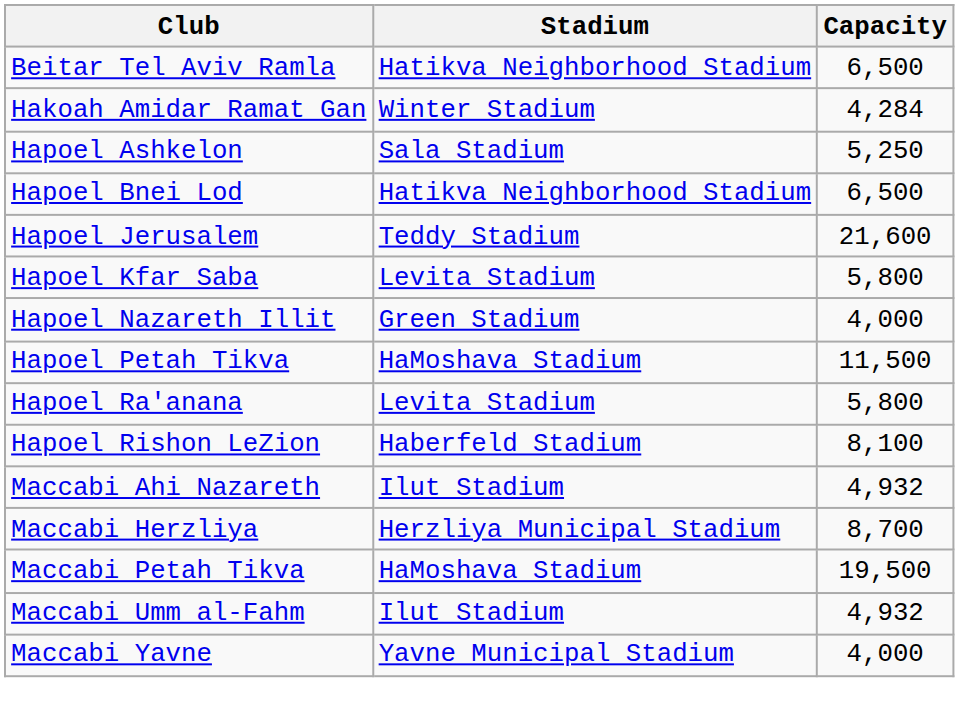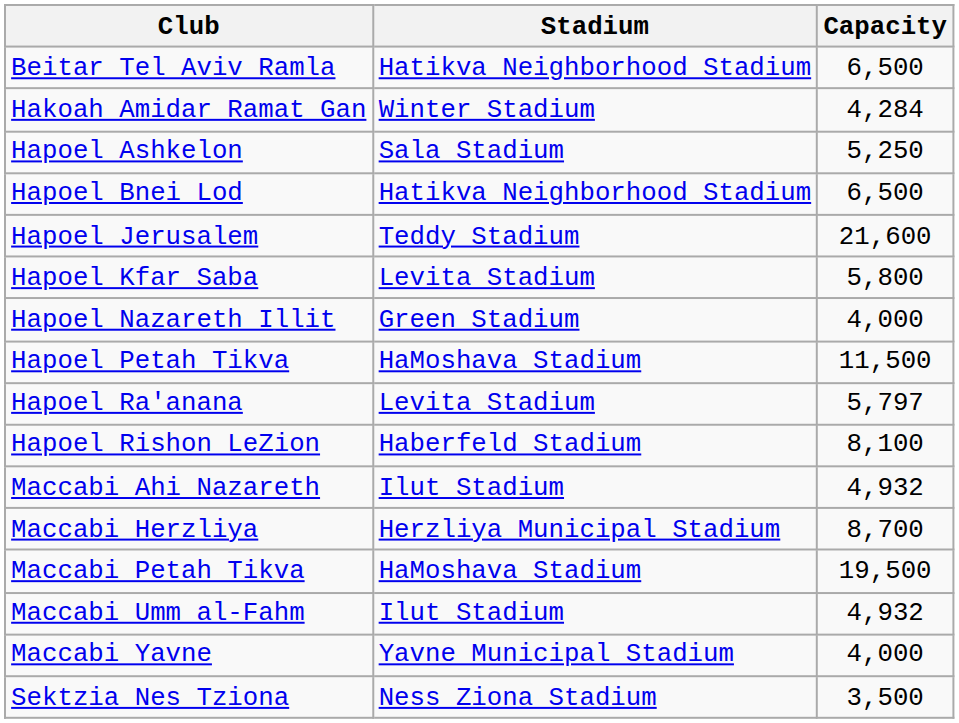(885, 404) 5,800 -> (885, 404) 5,797
+ row: (150, 697)
